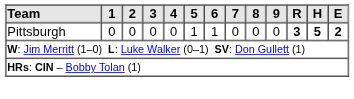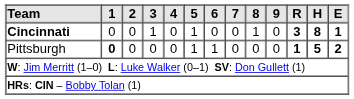+ row: (39, 31)
(112, 31) normal -> (112, 49) bold
(297, 31) 3 -> (297, 49) 1
